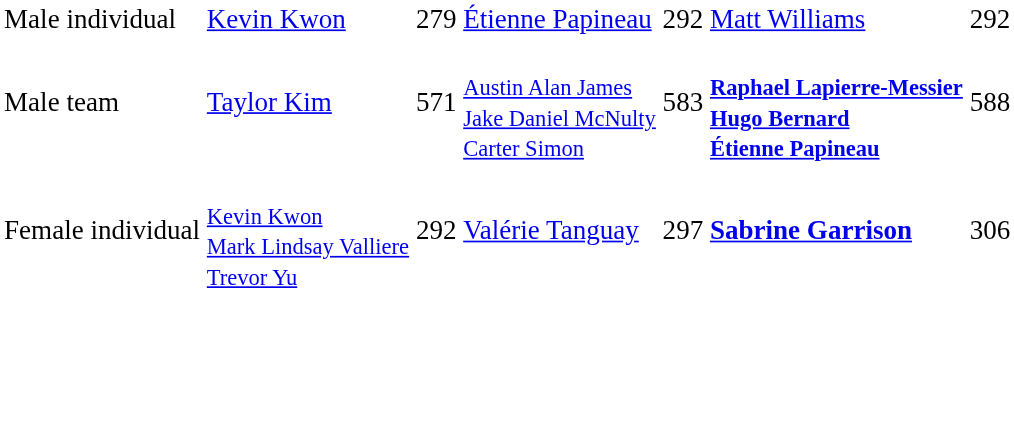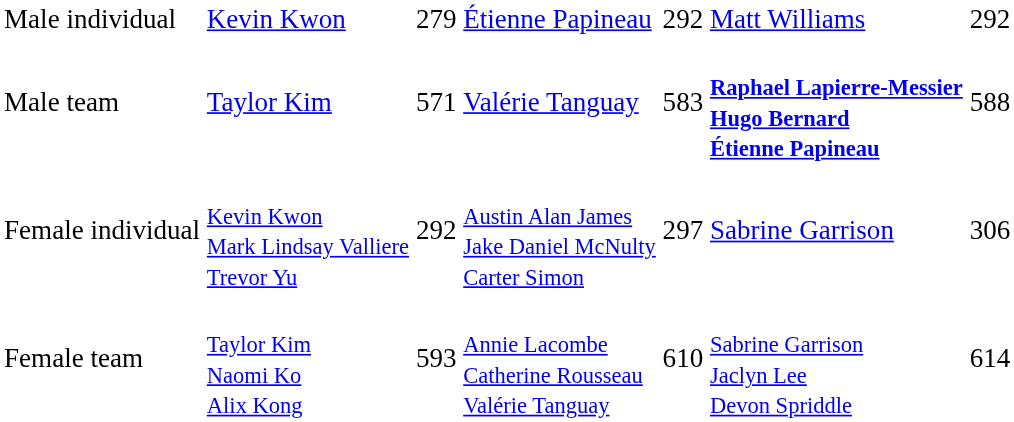(560, 118) Austin Alan James Jake Daniel McNulty Carter Simon -> (551, 101) Valérie Tanguay
(551, 230) Valérie Tanguay -> (560, 247) Austin Alan James Jake Daniel McNulty Carter Simon
(811, 230) bold -> (802, 230) normal
+ row: (74, 358)
